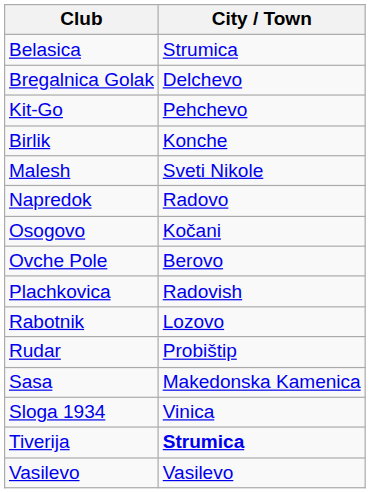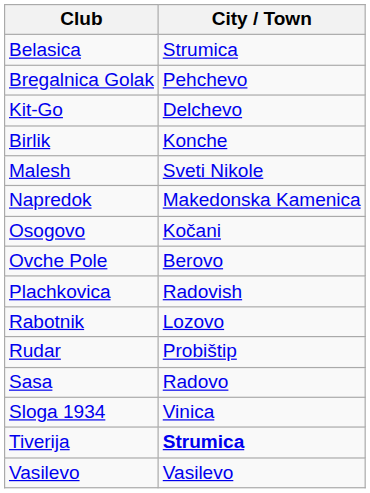(202, 79) Delchevo -> (205, 79) Pehchevo
(205, 110) Pehchevo -> (202, 110) Delchevo
(196, 200) Radovo -> (262, 200) Makedonska Kamenica
(262, 381) Makedonska Kamenica -> (196, 381) Radovo
